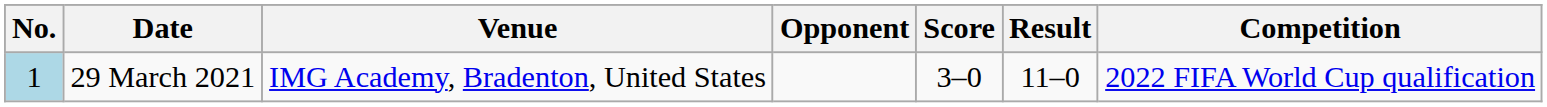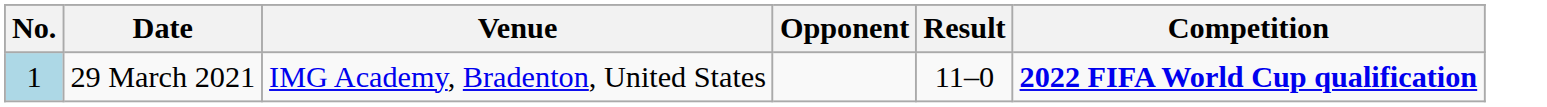- column: (959, 28)
(1320, 76) normal -> (1248, 76) bold
